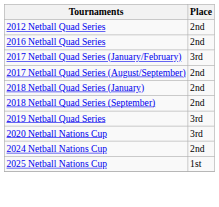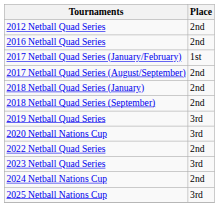(197, 57) 3rd -> (196, 57) 1st
+ row: (56, 149)
+ row: (56, 164)
(196, 164) 1st -> (197, 194) 3rd
